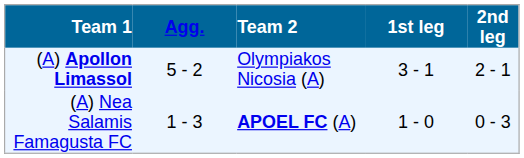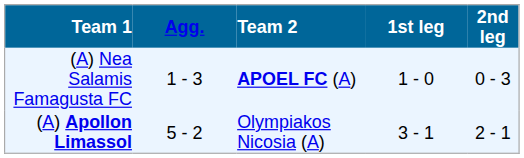rows swapped: (84, 69) <-> (73, 121)
